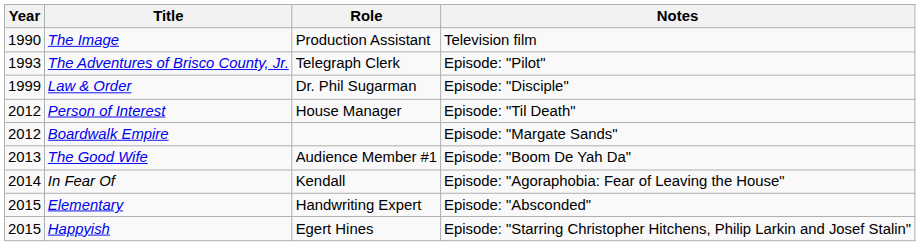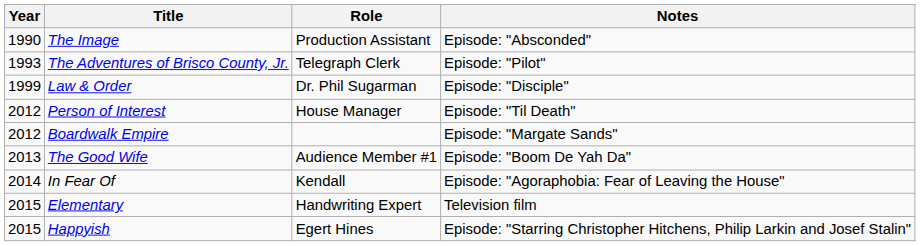(490, 39) Television film -> (517, 39) Episode: "Absconded"
(517, 205) Episode: "Absconded" -> (490, 205) Television film
